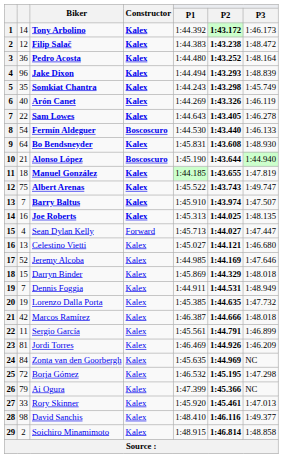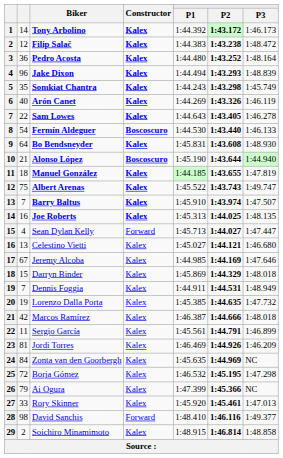(24, 259) 52 -> (24, 259) 67
(136, 417) Kalex -> (140, 417) Forward
